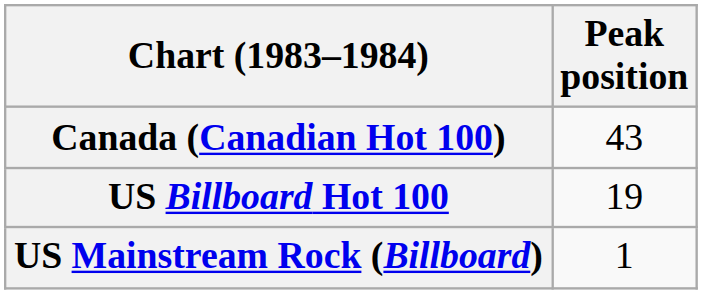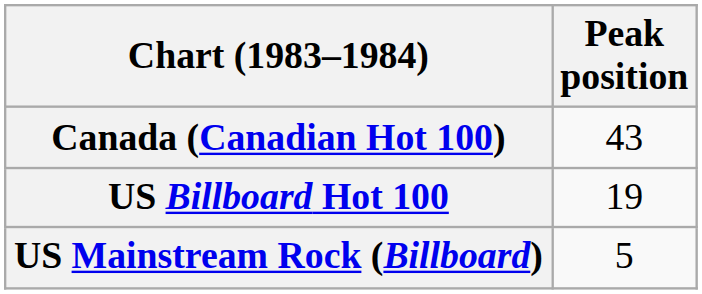(624, 256) 1 -> (624, 256) 5
